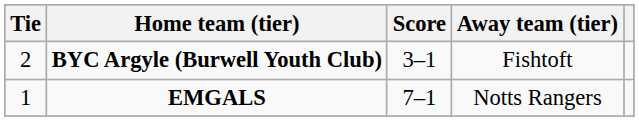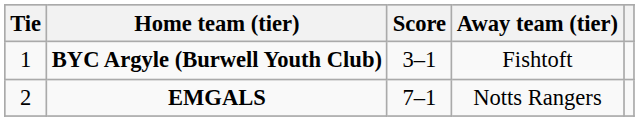(26, 59) 2 -> (26, 59) 1
(26, 97) 1 -> (26, 97) 2
